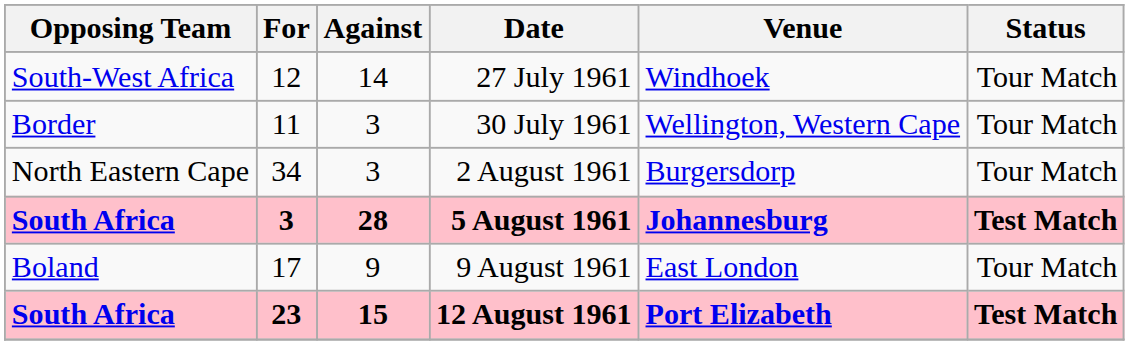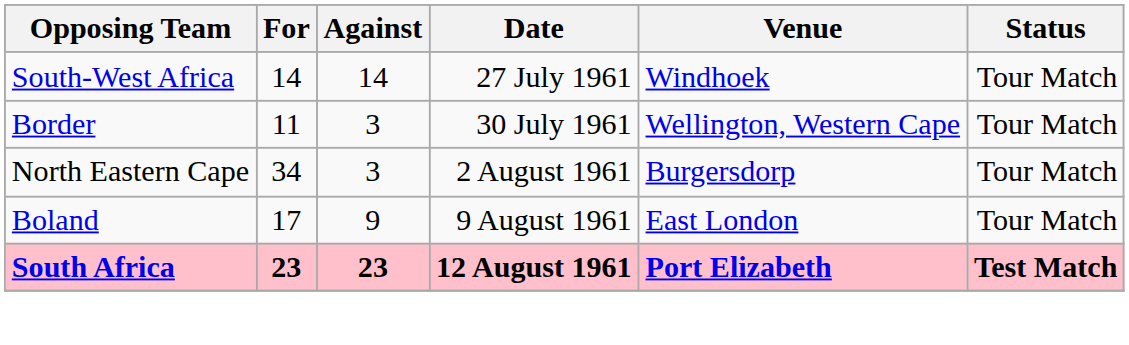(286, 76) 12 -> (286, 76) 14
- row: (541, 219)
(373, 314) 15 -> (373, 266) 23
